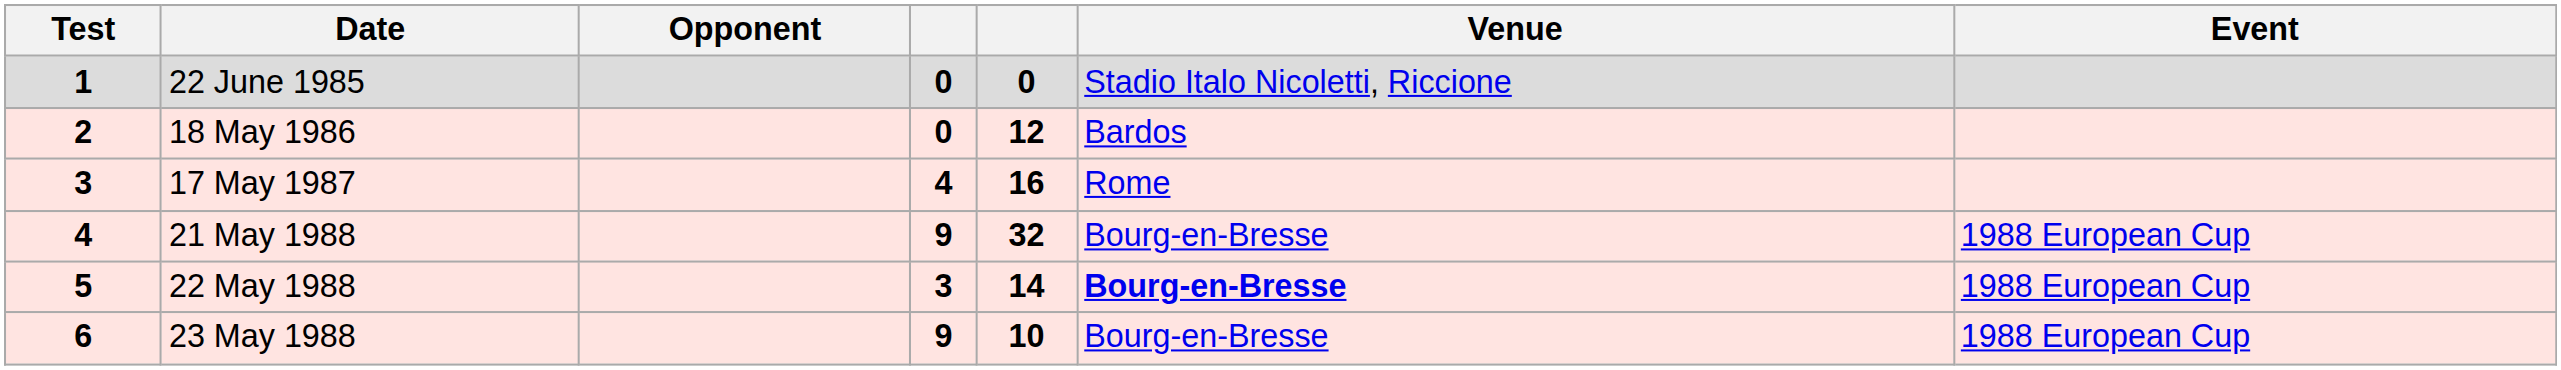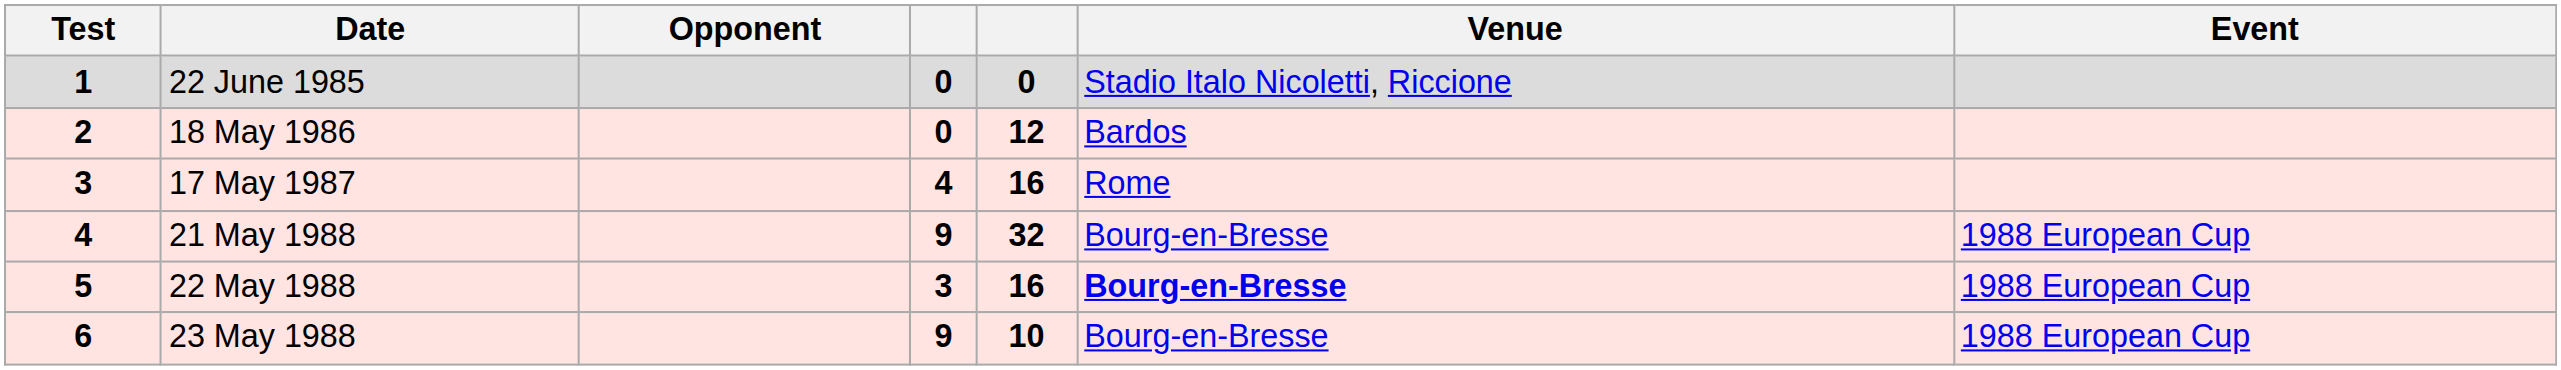(1026, 286) 14 -> (1026, 286) 16
